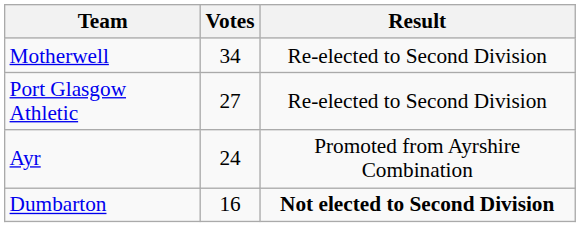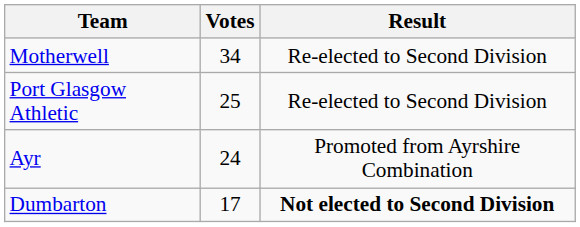(230, 100) 27 -> (230, 100) 25
(230, 204) 16 -> (230, 204) 17
